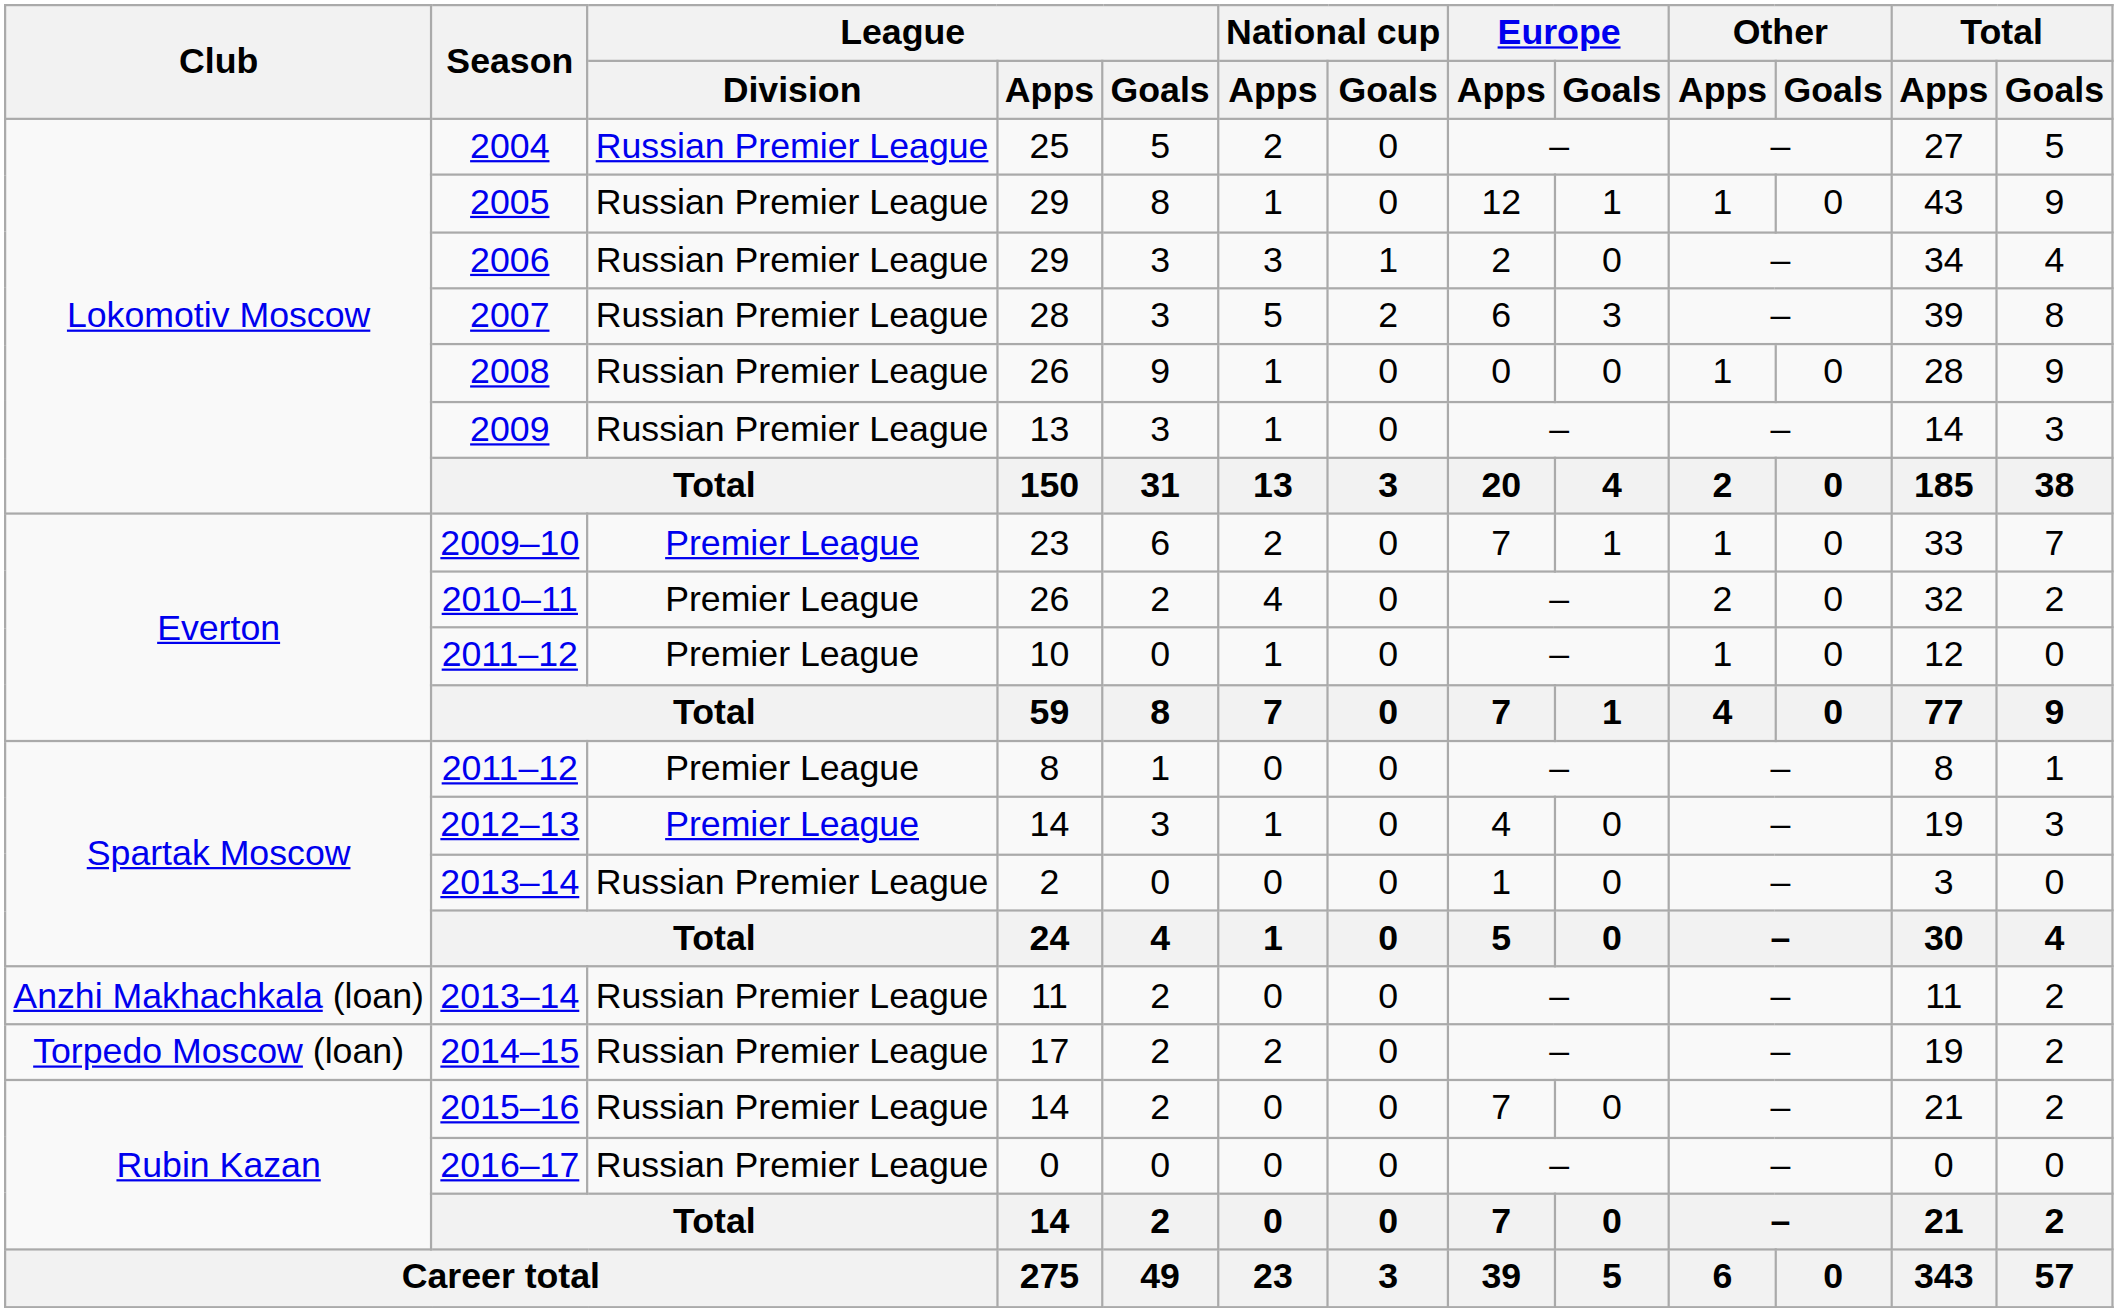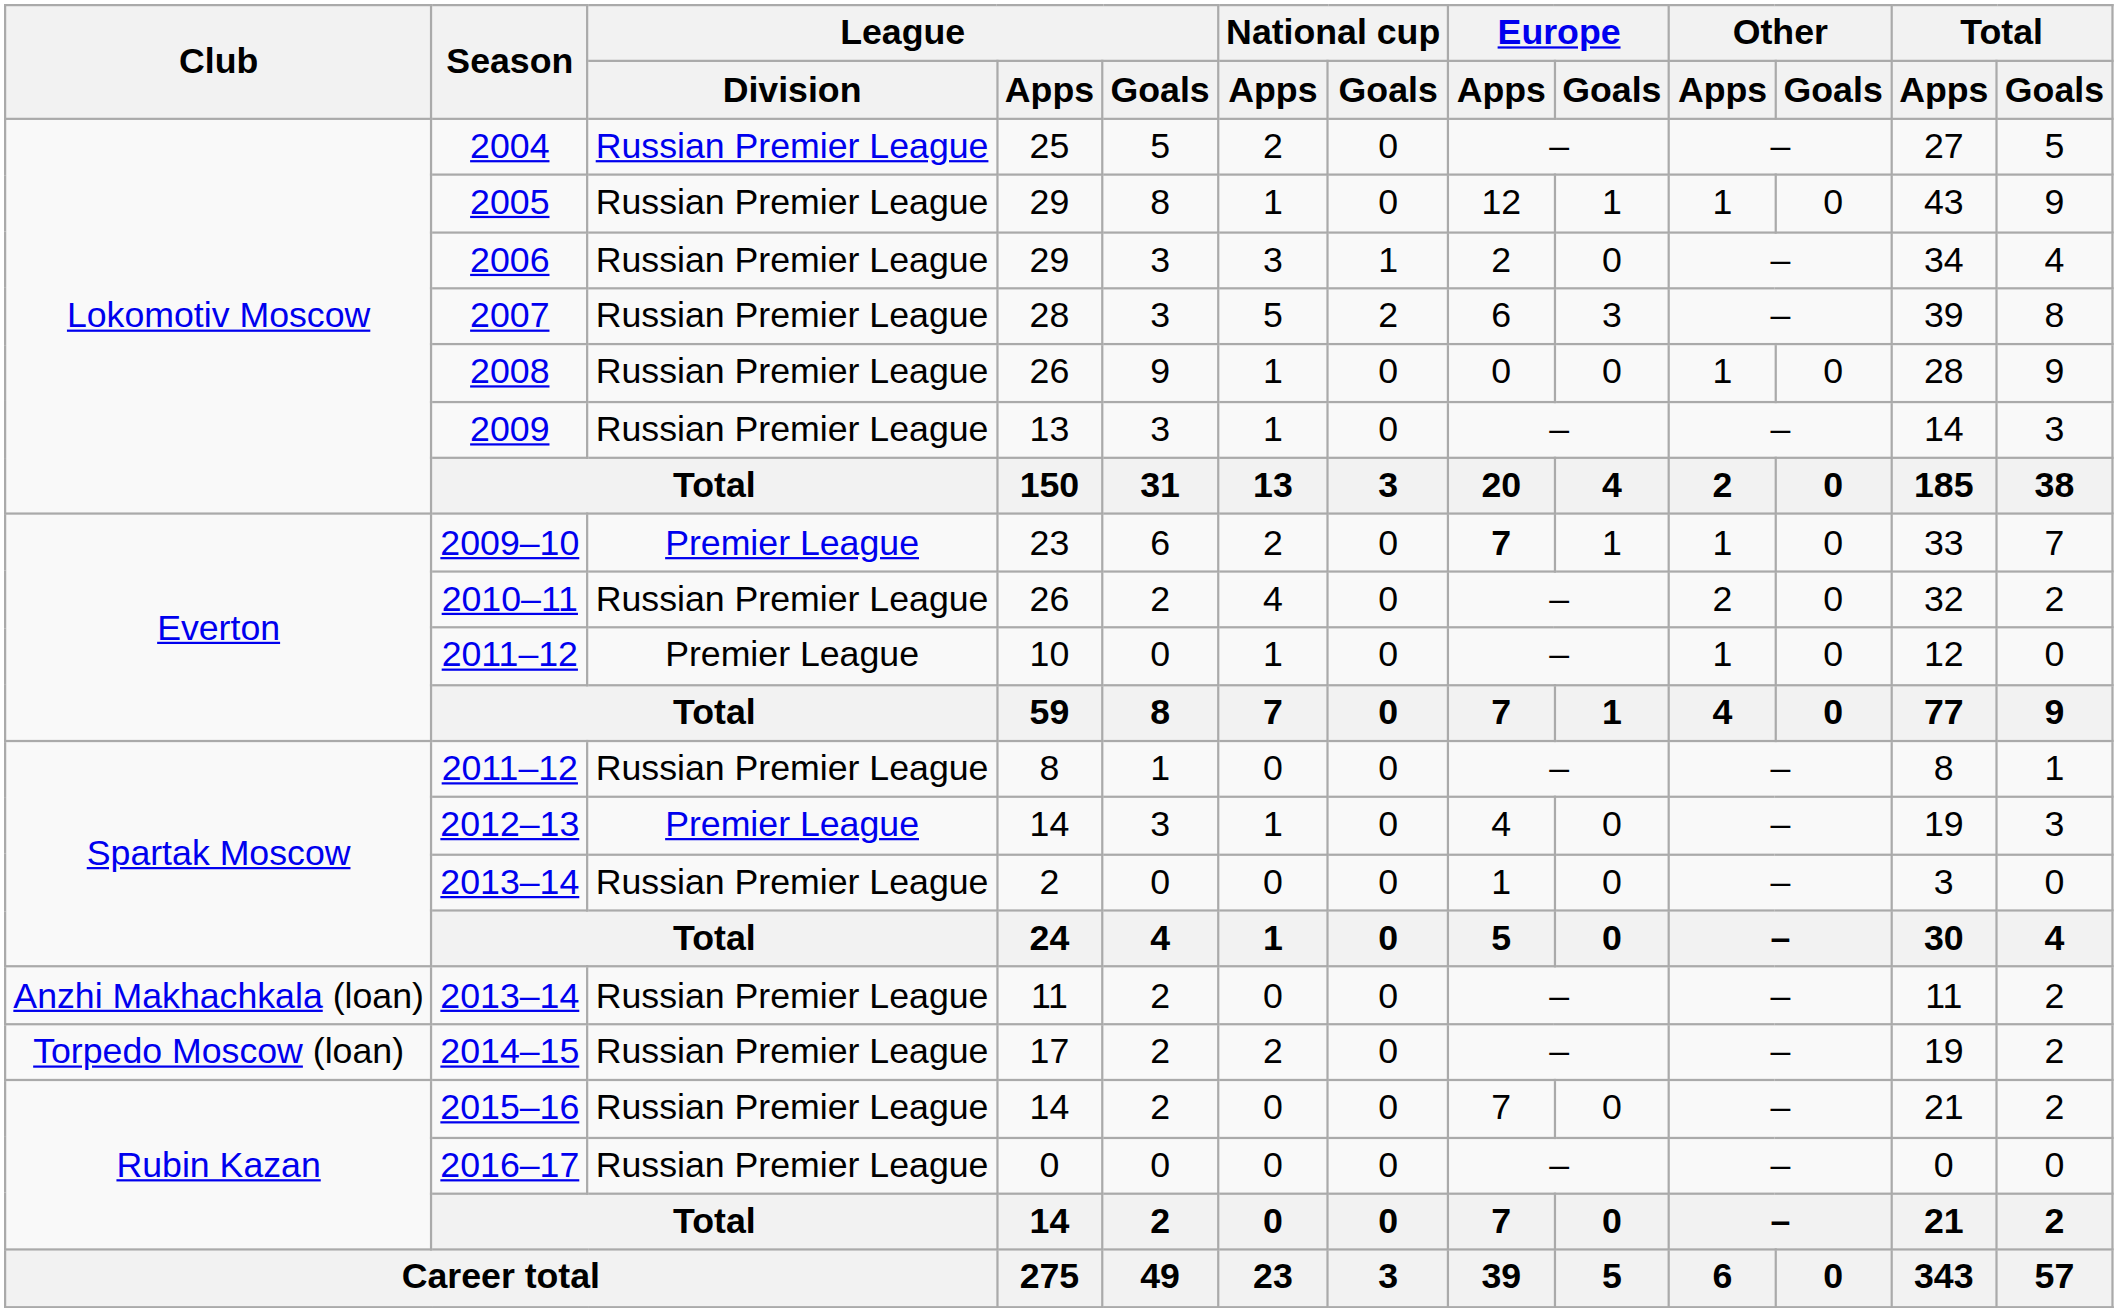(1501, 542) normal -> (1501, 542) bold
(792, 598) Premier League -> (792, 598) Russian Premier League
(792, 768) Premier League -> (792, 768) Russian Premier League
